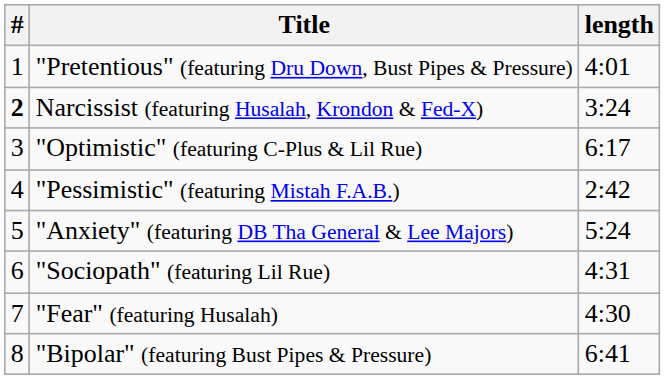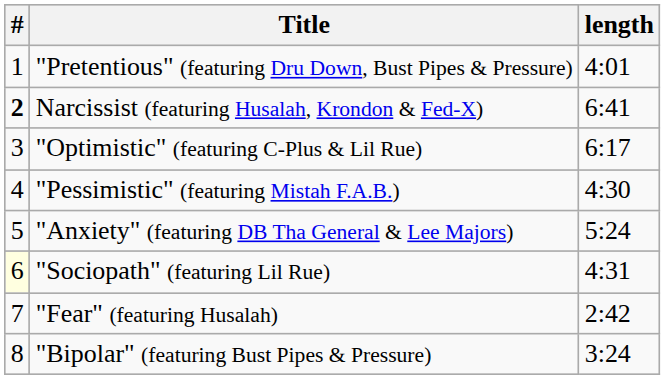(608, 107) 3:24 -> (608, 107) 6:41
(608, 189) 2:42 -> (608, 189) 4:30
(17, 271) no background -> (17, 271) lightyellow background
(608, 312) 4:30 -> (608, 312) 2:42
(608, 353) 6:41 -> (608, 353) 3:24
